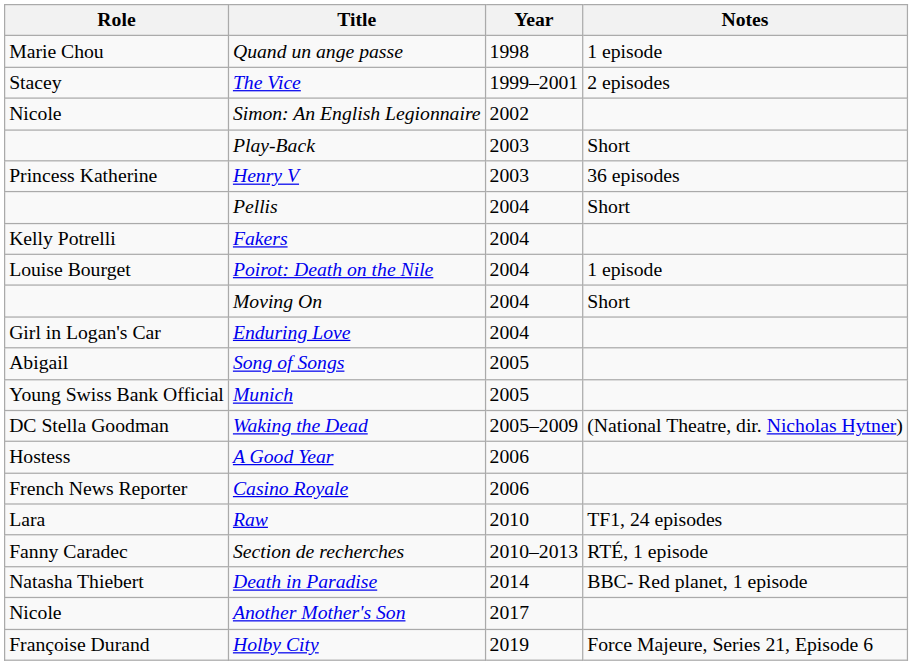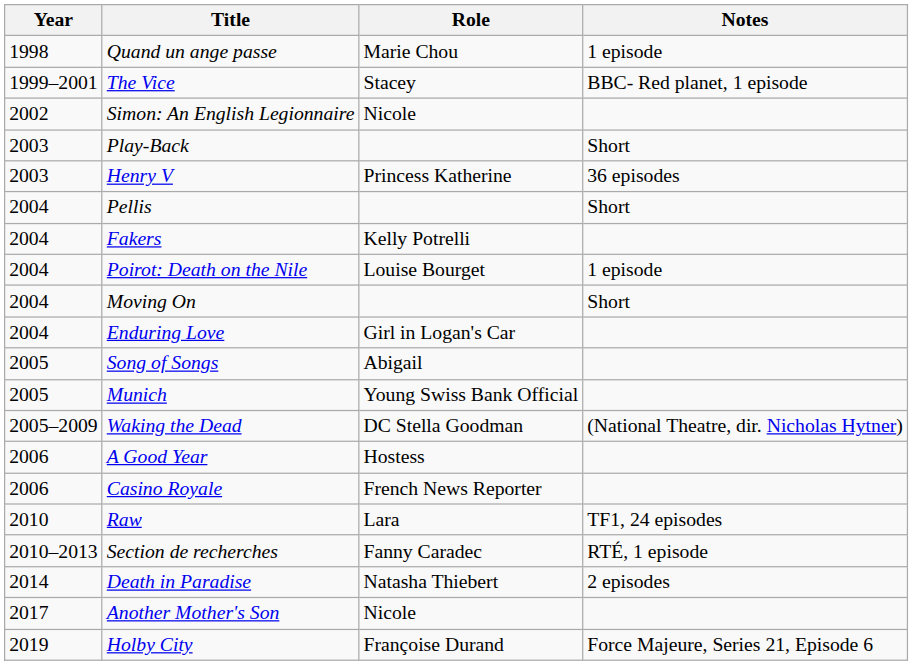columns swapped: (534, 20) <-> (116, 20)
(629, 82) 2 episodes -> (697, 82) BBC- Red planet, 1 episode
(697, 581) BBC- Red planet, 1 episode -> (629, 581) 2 episodes
